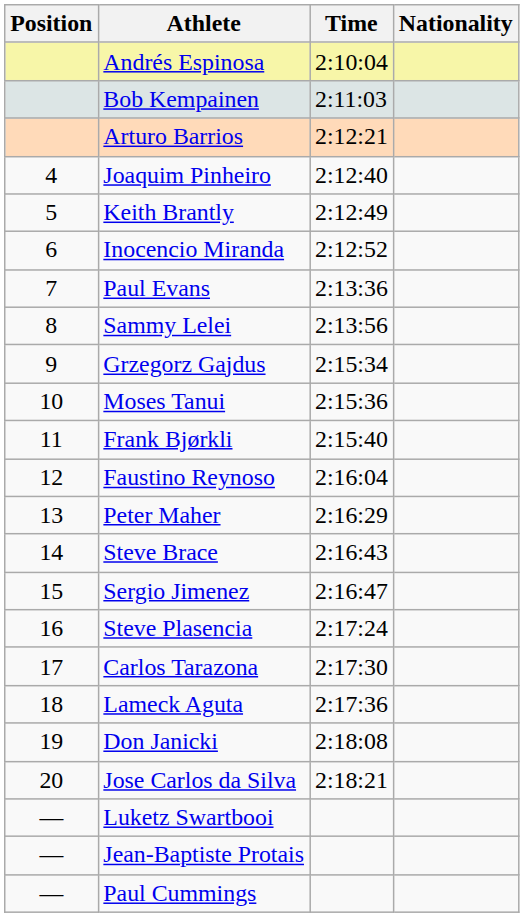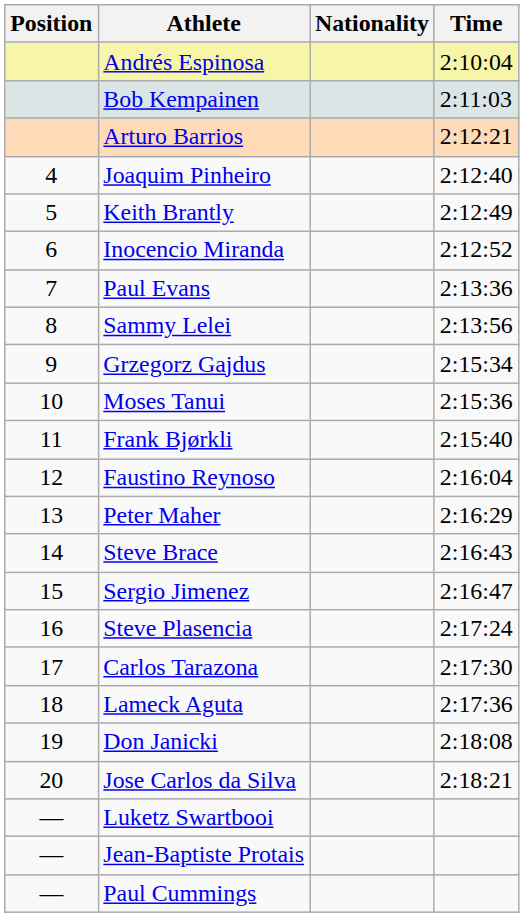columns swapped: (456, 23) <-> (351, 23)
